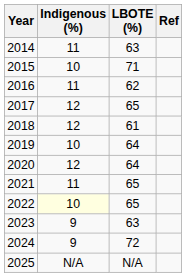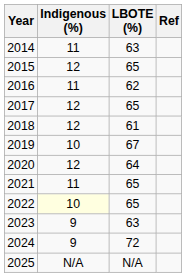(73, 67) 10 -> (73, 67) 12
(133, 67) 71 -> (133, 67) 65
(133, 145) 64 -> (133, 145) 67
